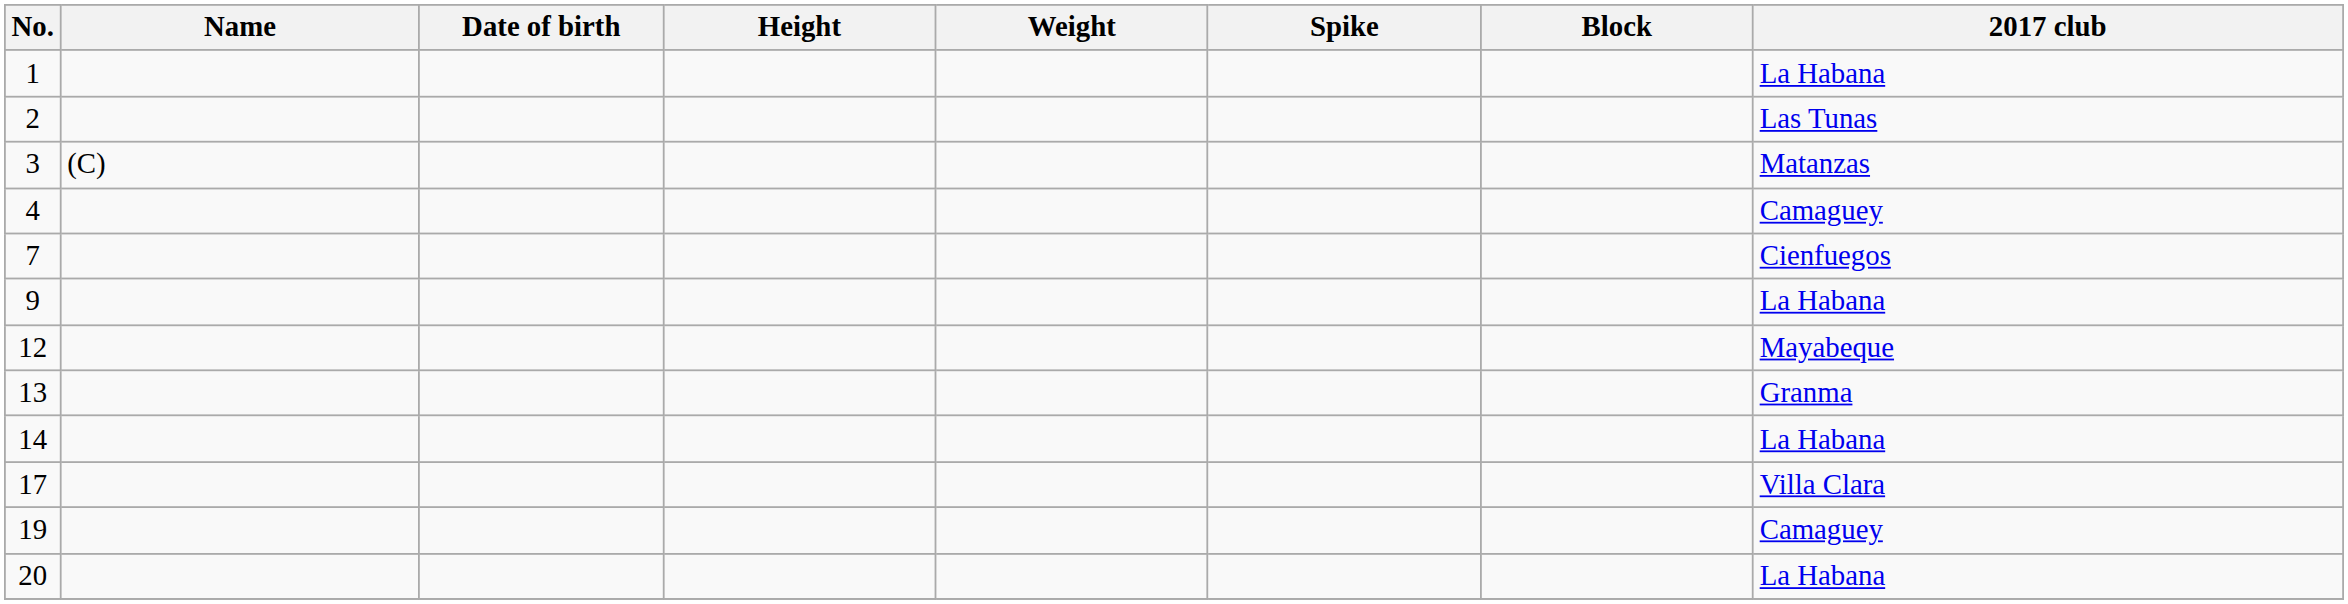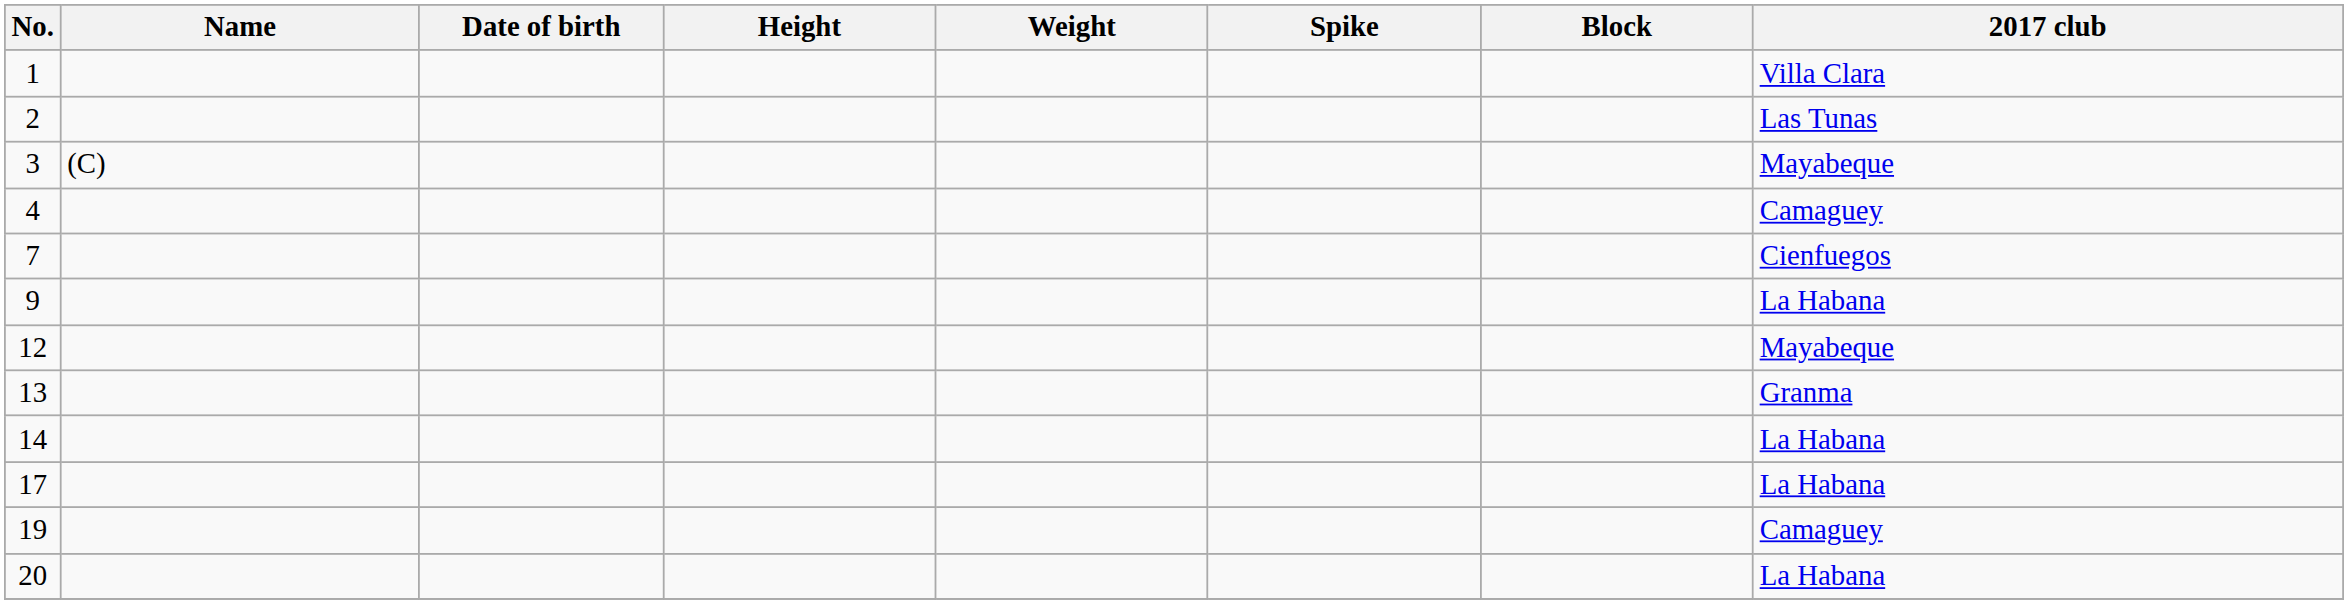(1822, 73) La Habana -> (1822, 73) Villa Clara
(1815, 164) Matanzas -> (1827, 164) Mayabeque
(1822, 484) Villa Clara -> (1822, 484) La Habana
